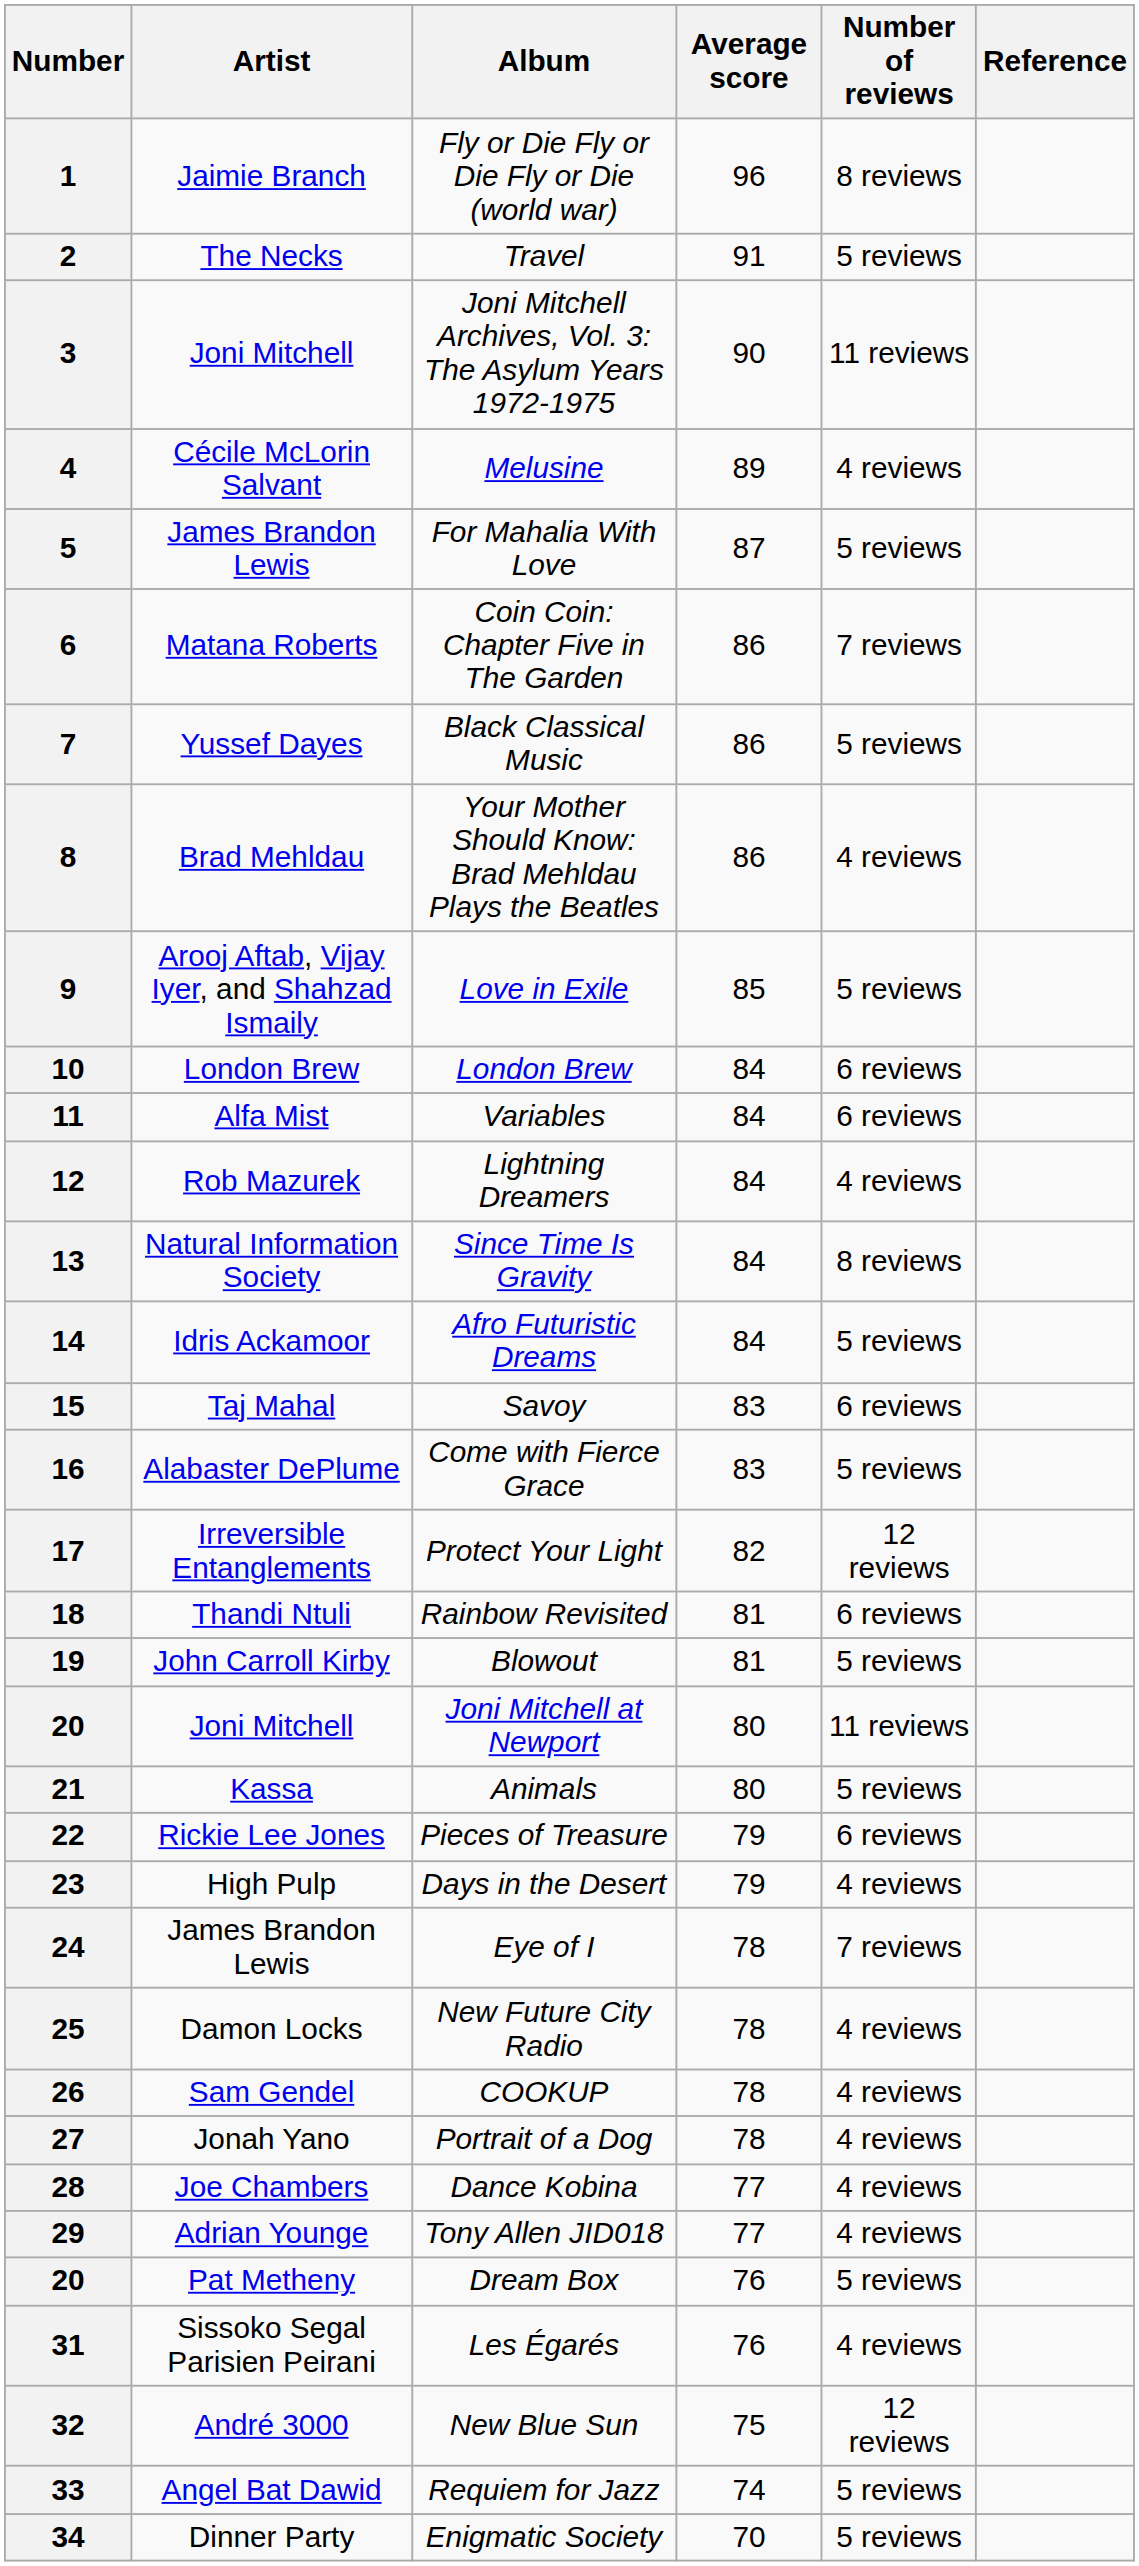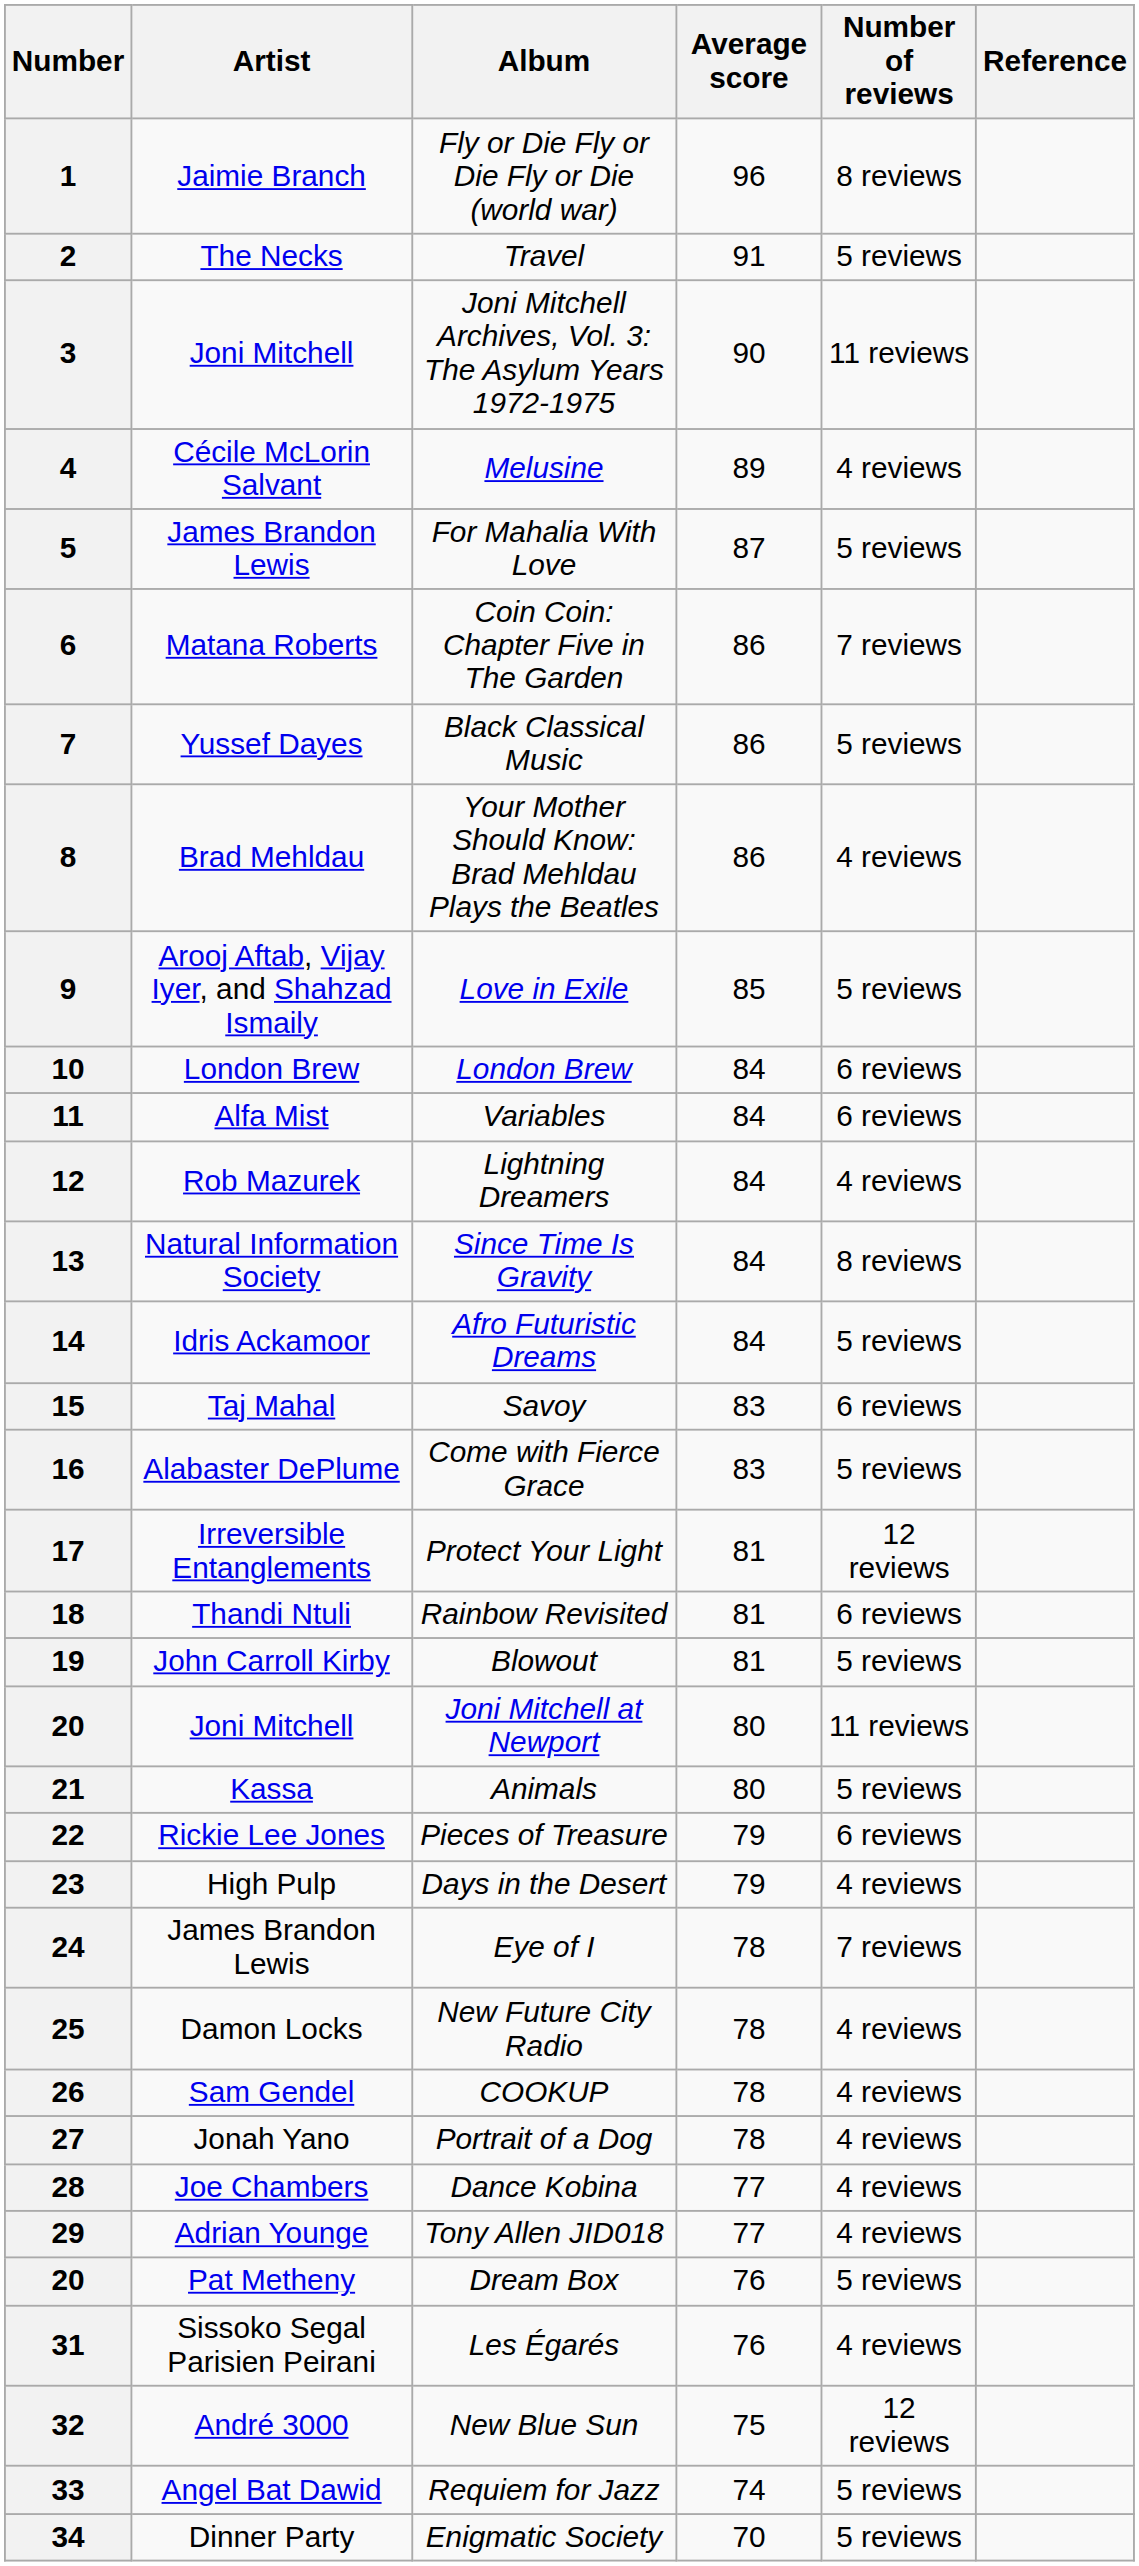(749, 1550) 82 -> (749, 1550) 81
